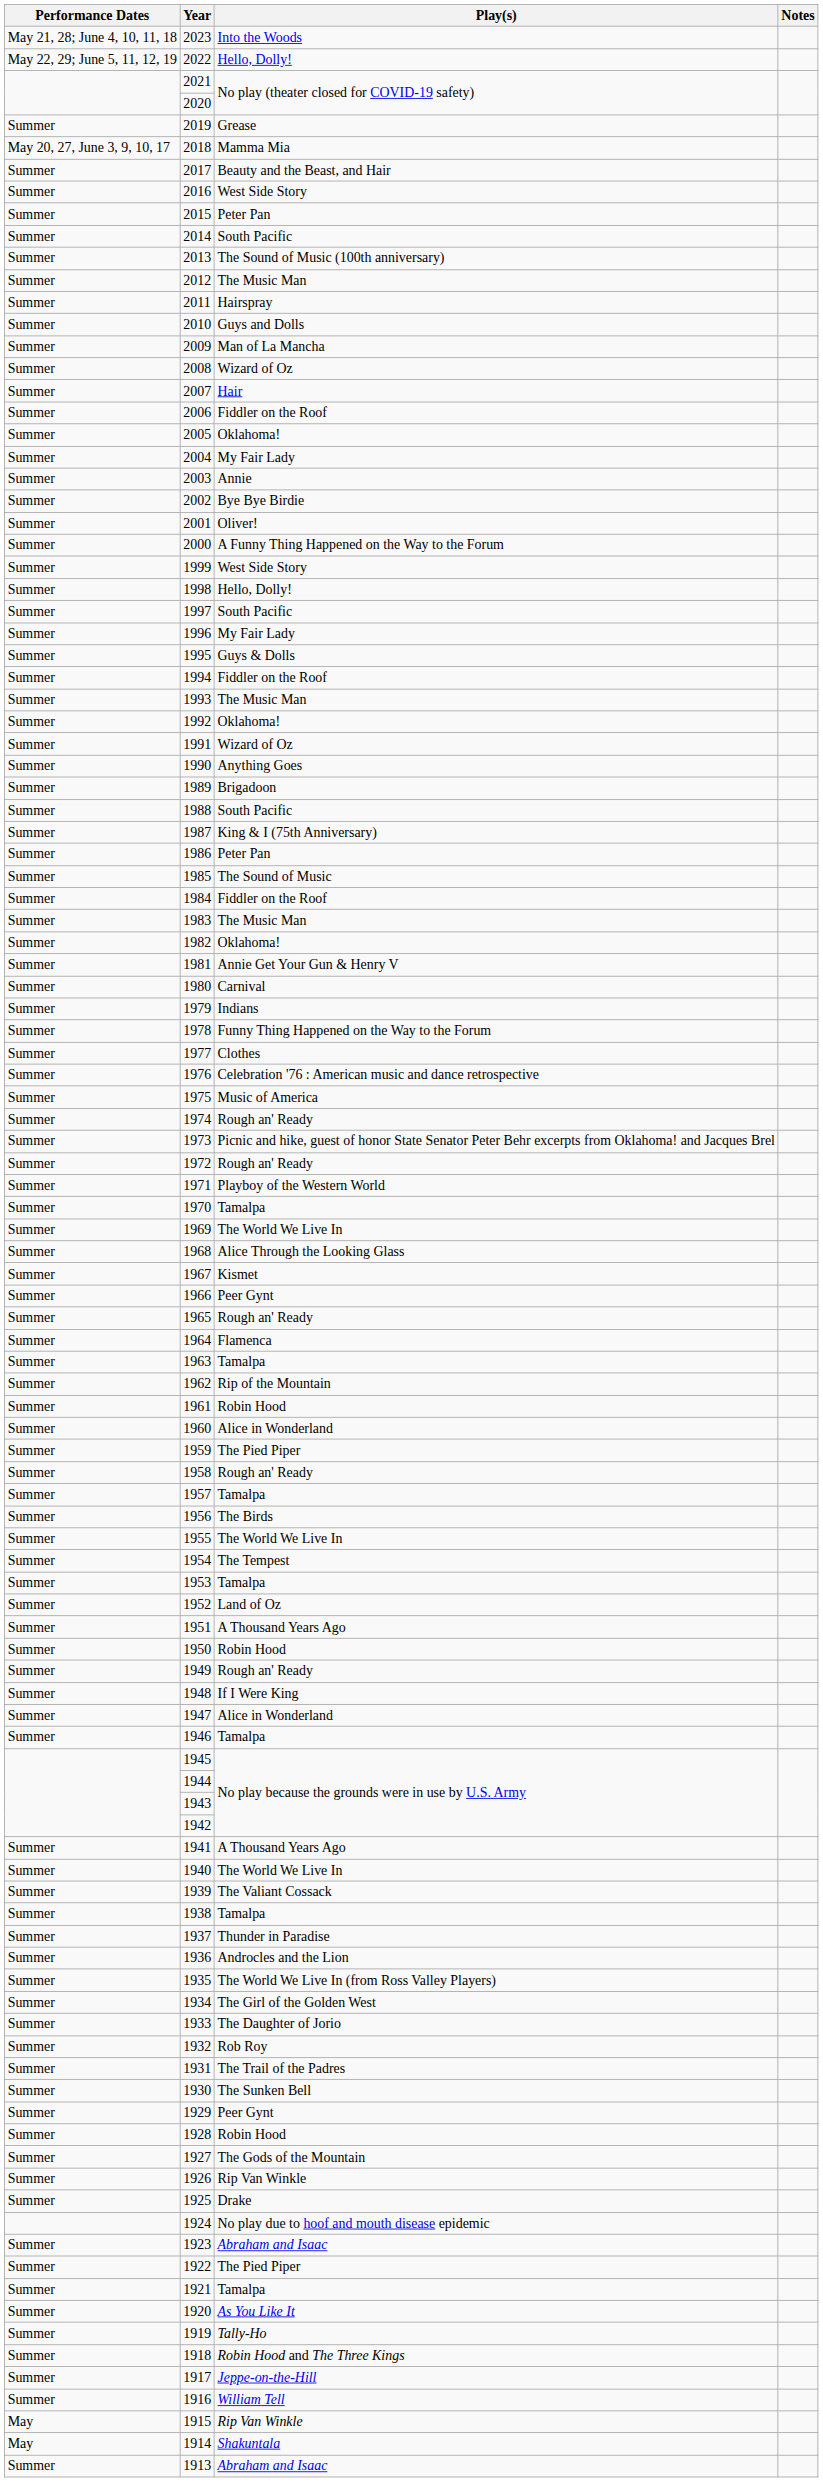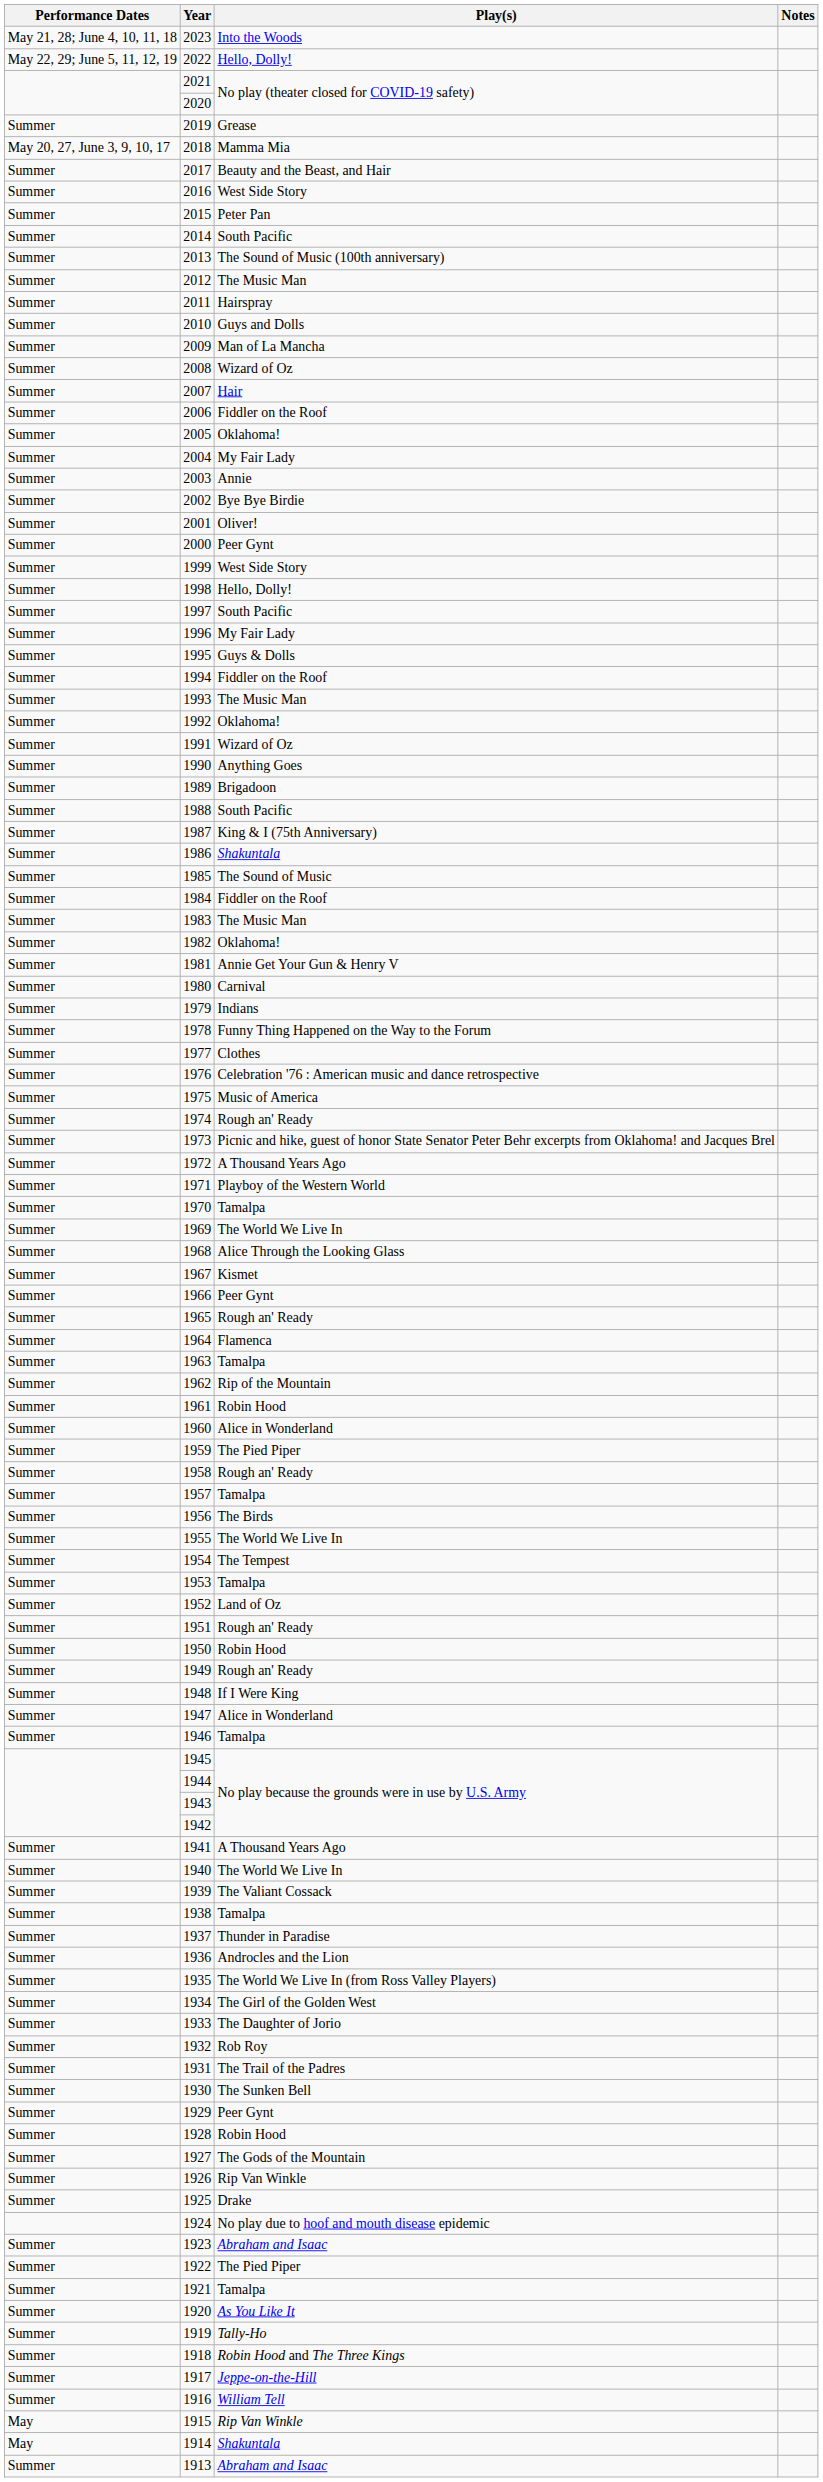(361, 545) A Funny Thing Happened on the Way to the Forum -> (246, 545) Peer Gynt
(244, 854) Peter Pan -> (249, 854) Shakuntala
(265, 1163) Rough an' Ready -> (282, 1163) A Thousand Years Ago
(282, 1627) A Thousand Years Ago -> (265, 1627) Rough an' Ready
